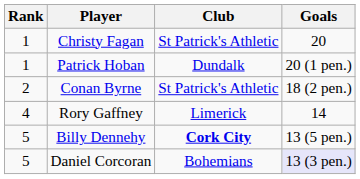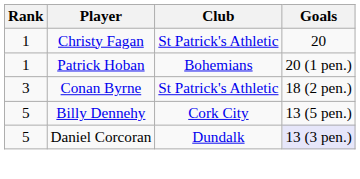(218, 64) Dundalk -> (218, 64) Bohemians
(26, 88) 2 -> (26, 88) 3
- row: (101, 112)
(218, 137) bold -> (218, 112) normal
(218, 161) Bohemians -> (218, 137) Dundalk
